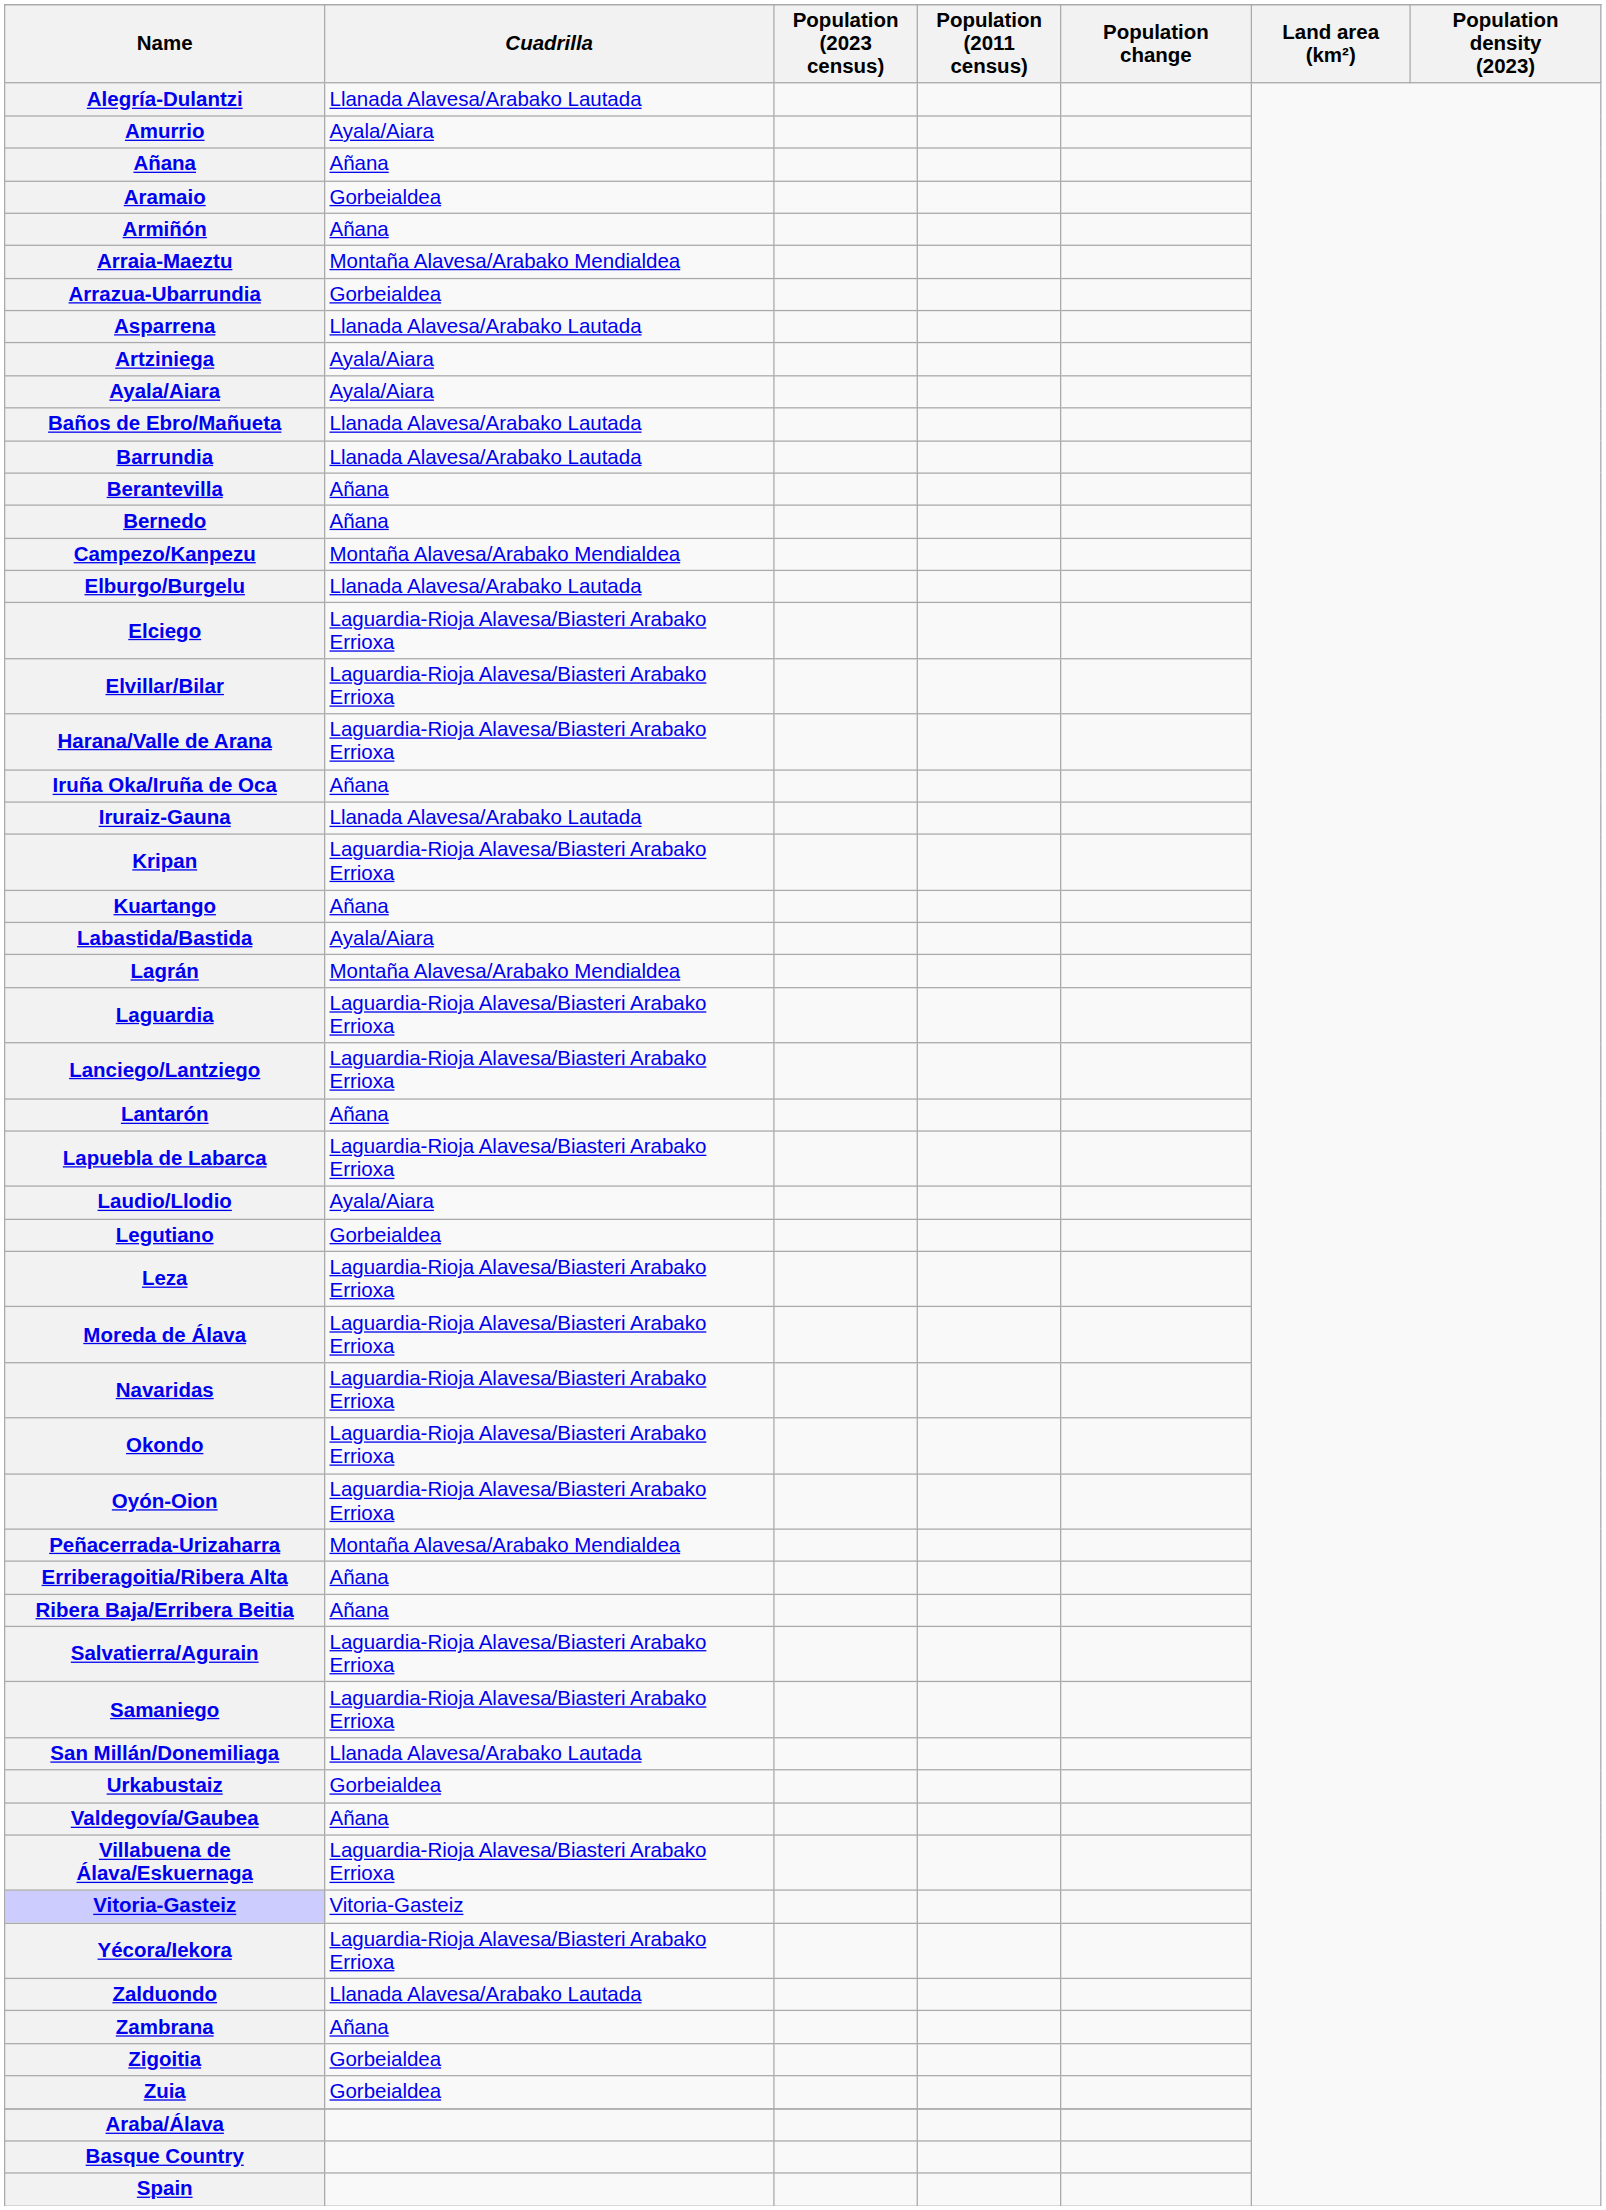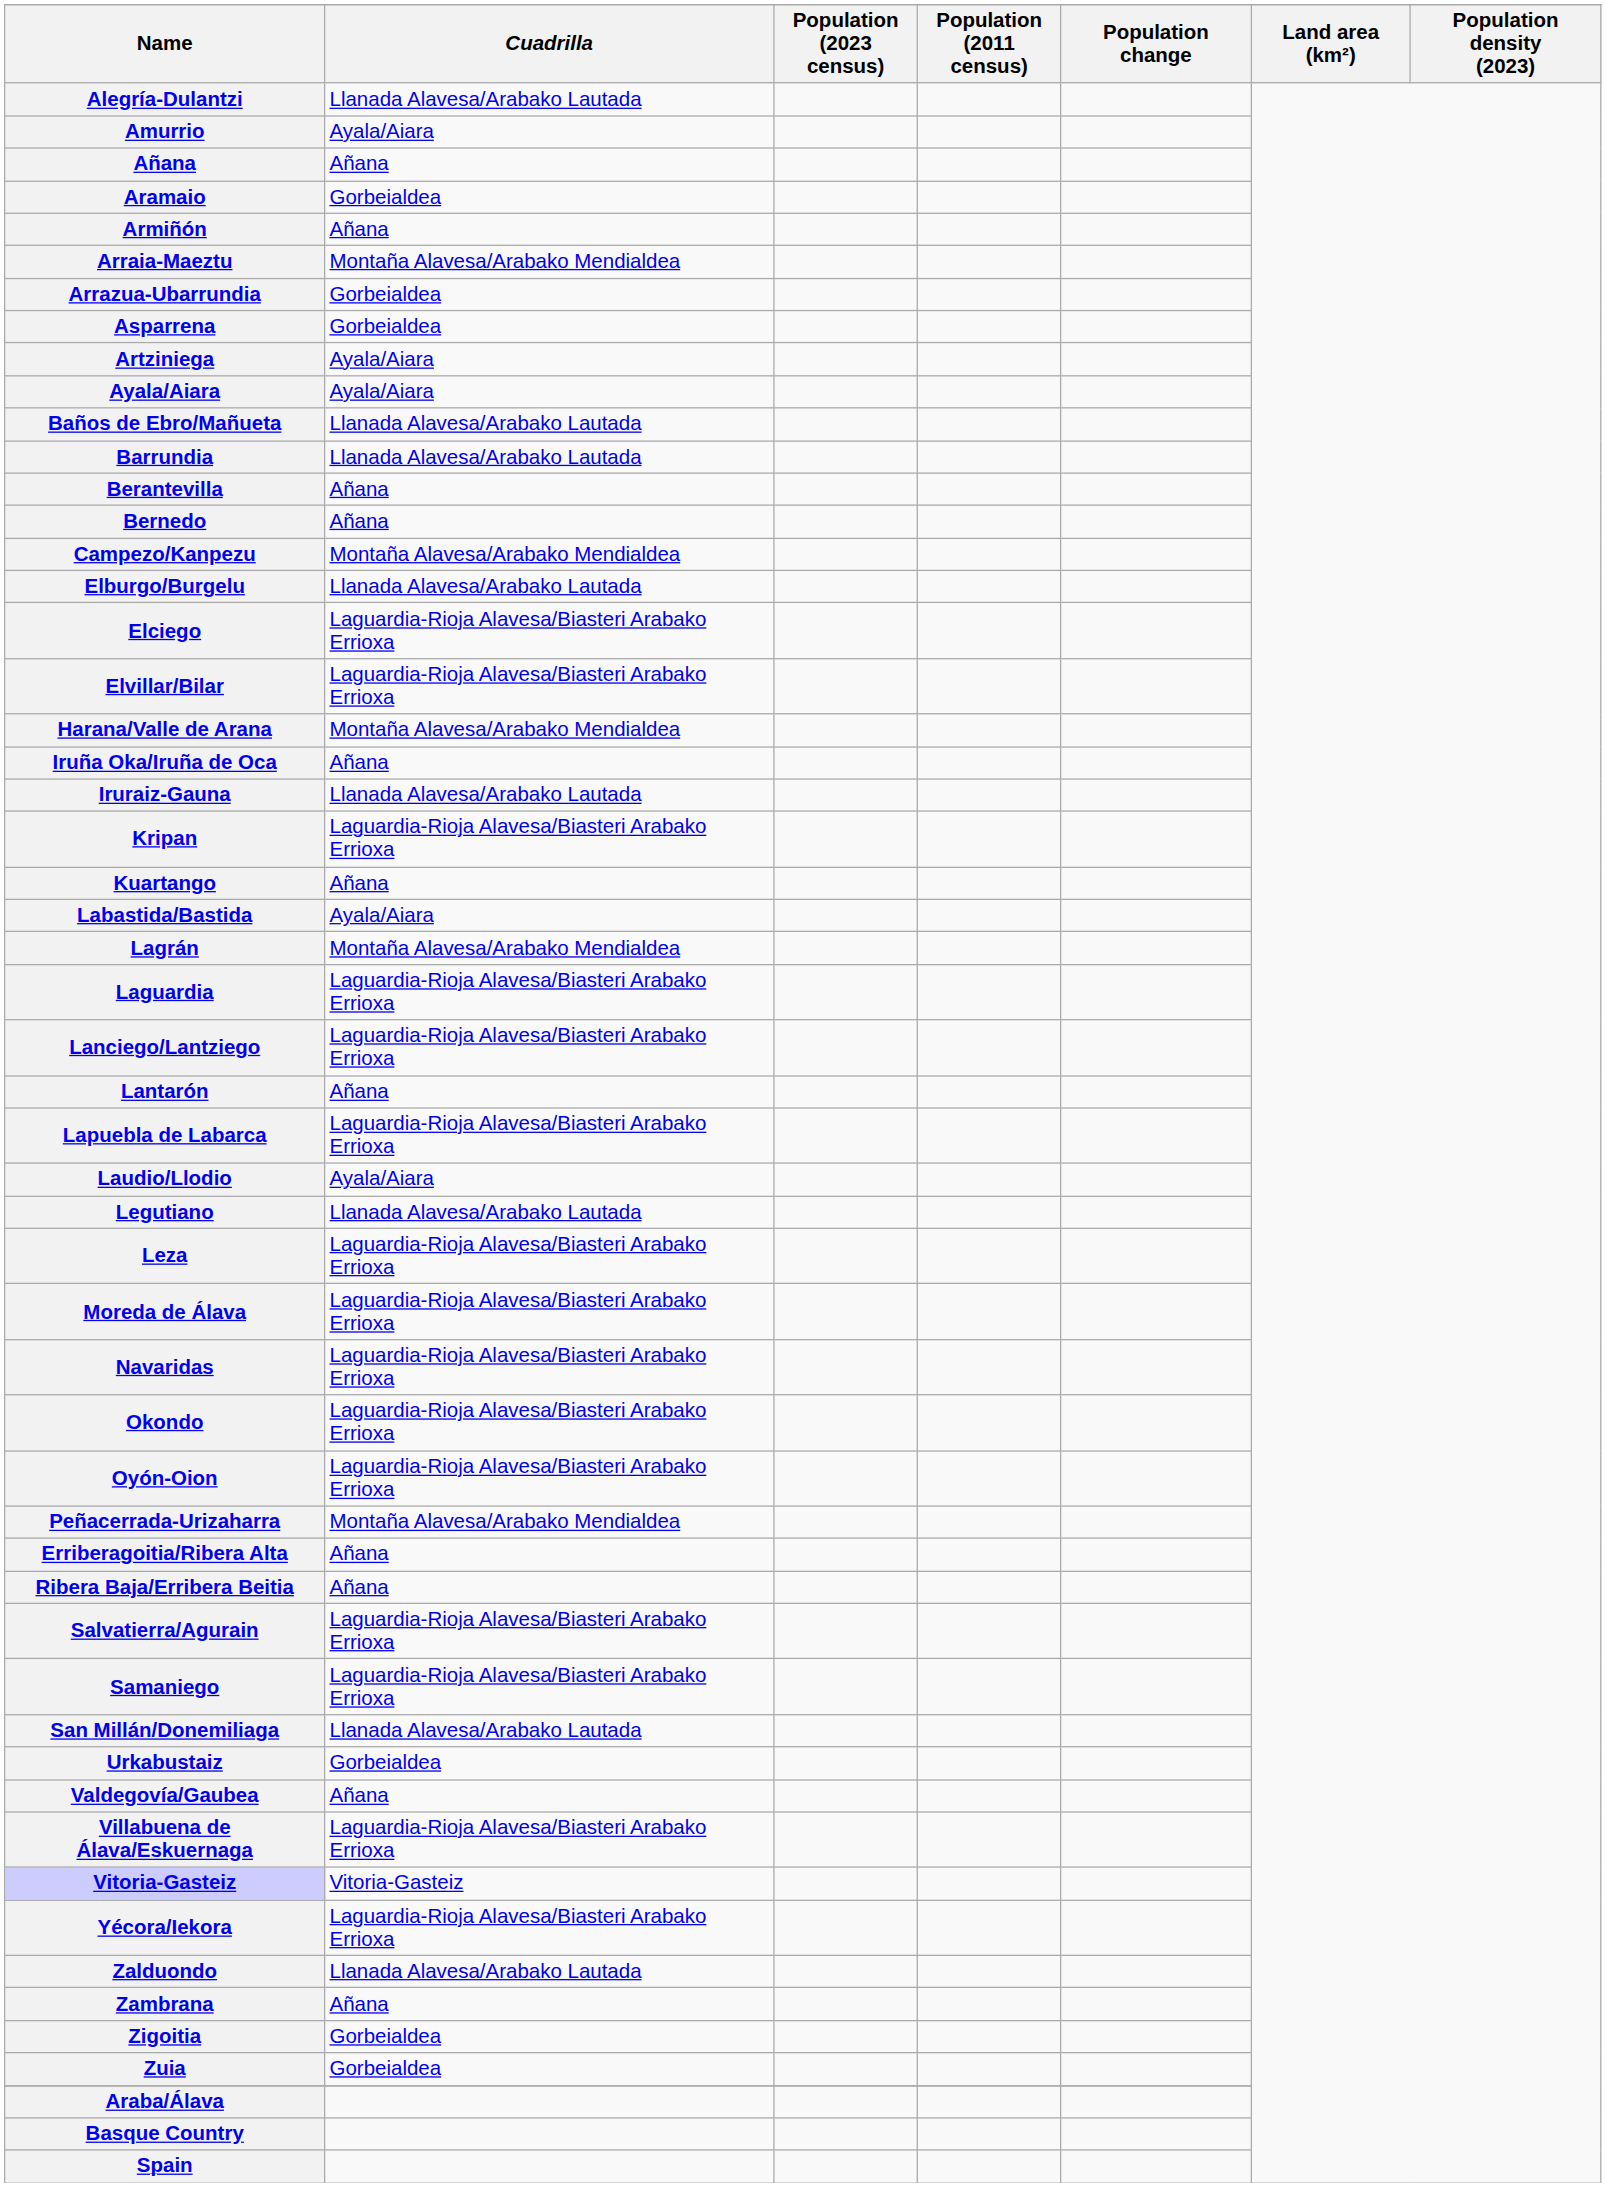(486, 326) Llanada Alavesa/Arabako Lautada -> (385, 326) Gorbeialdea
(518, 741) Laguardia-Rioja Alavesa/Biasteri Arabako Errioxa -> (505, 730) Montaña Alavesa/Arabako Mendialdea
(385, 1234) Gorbeialdea -> (486, 1211) Llanada Alavesa/Arabako Lautada
